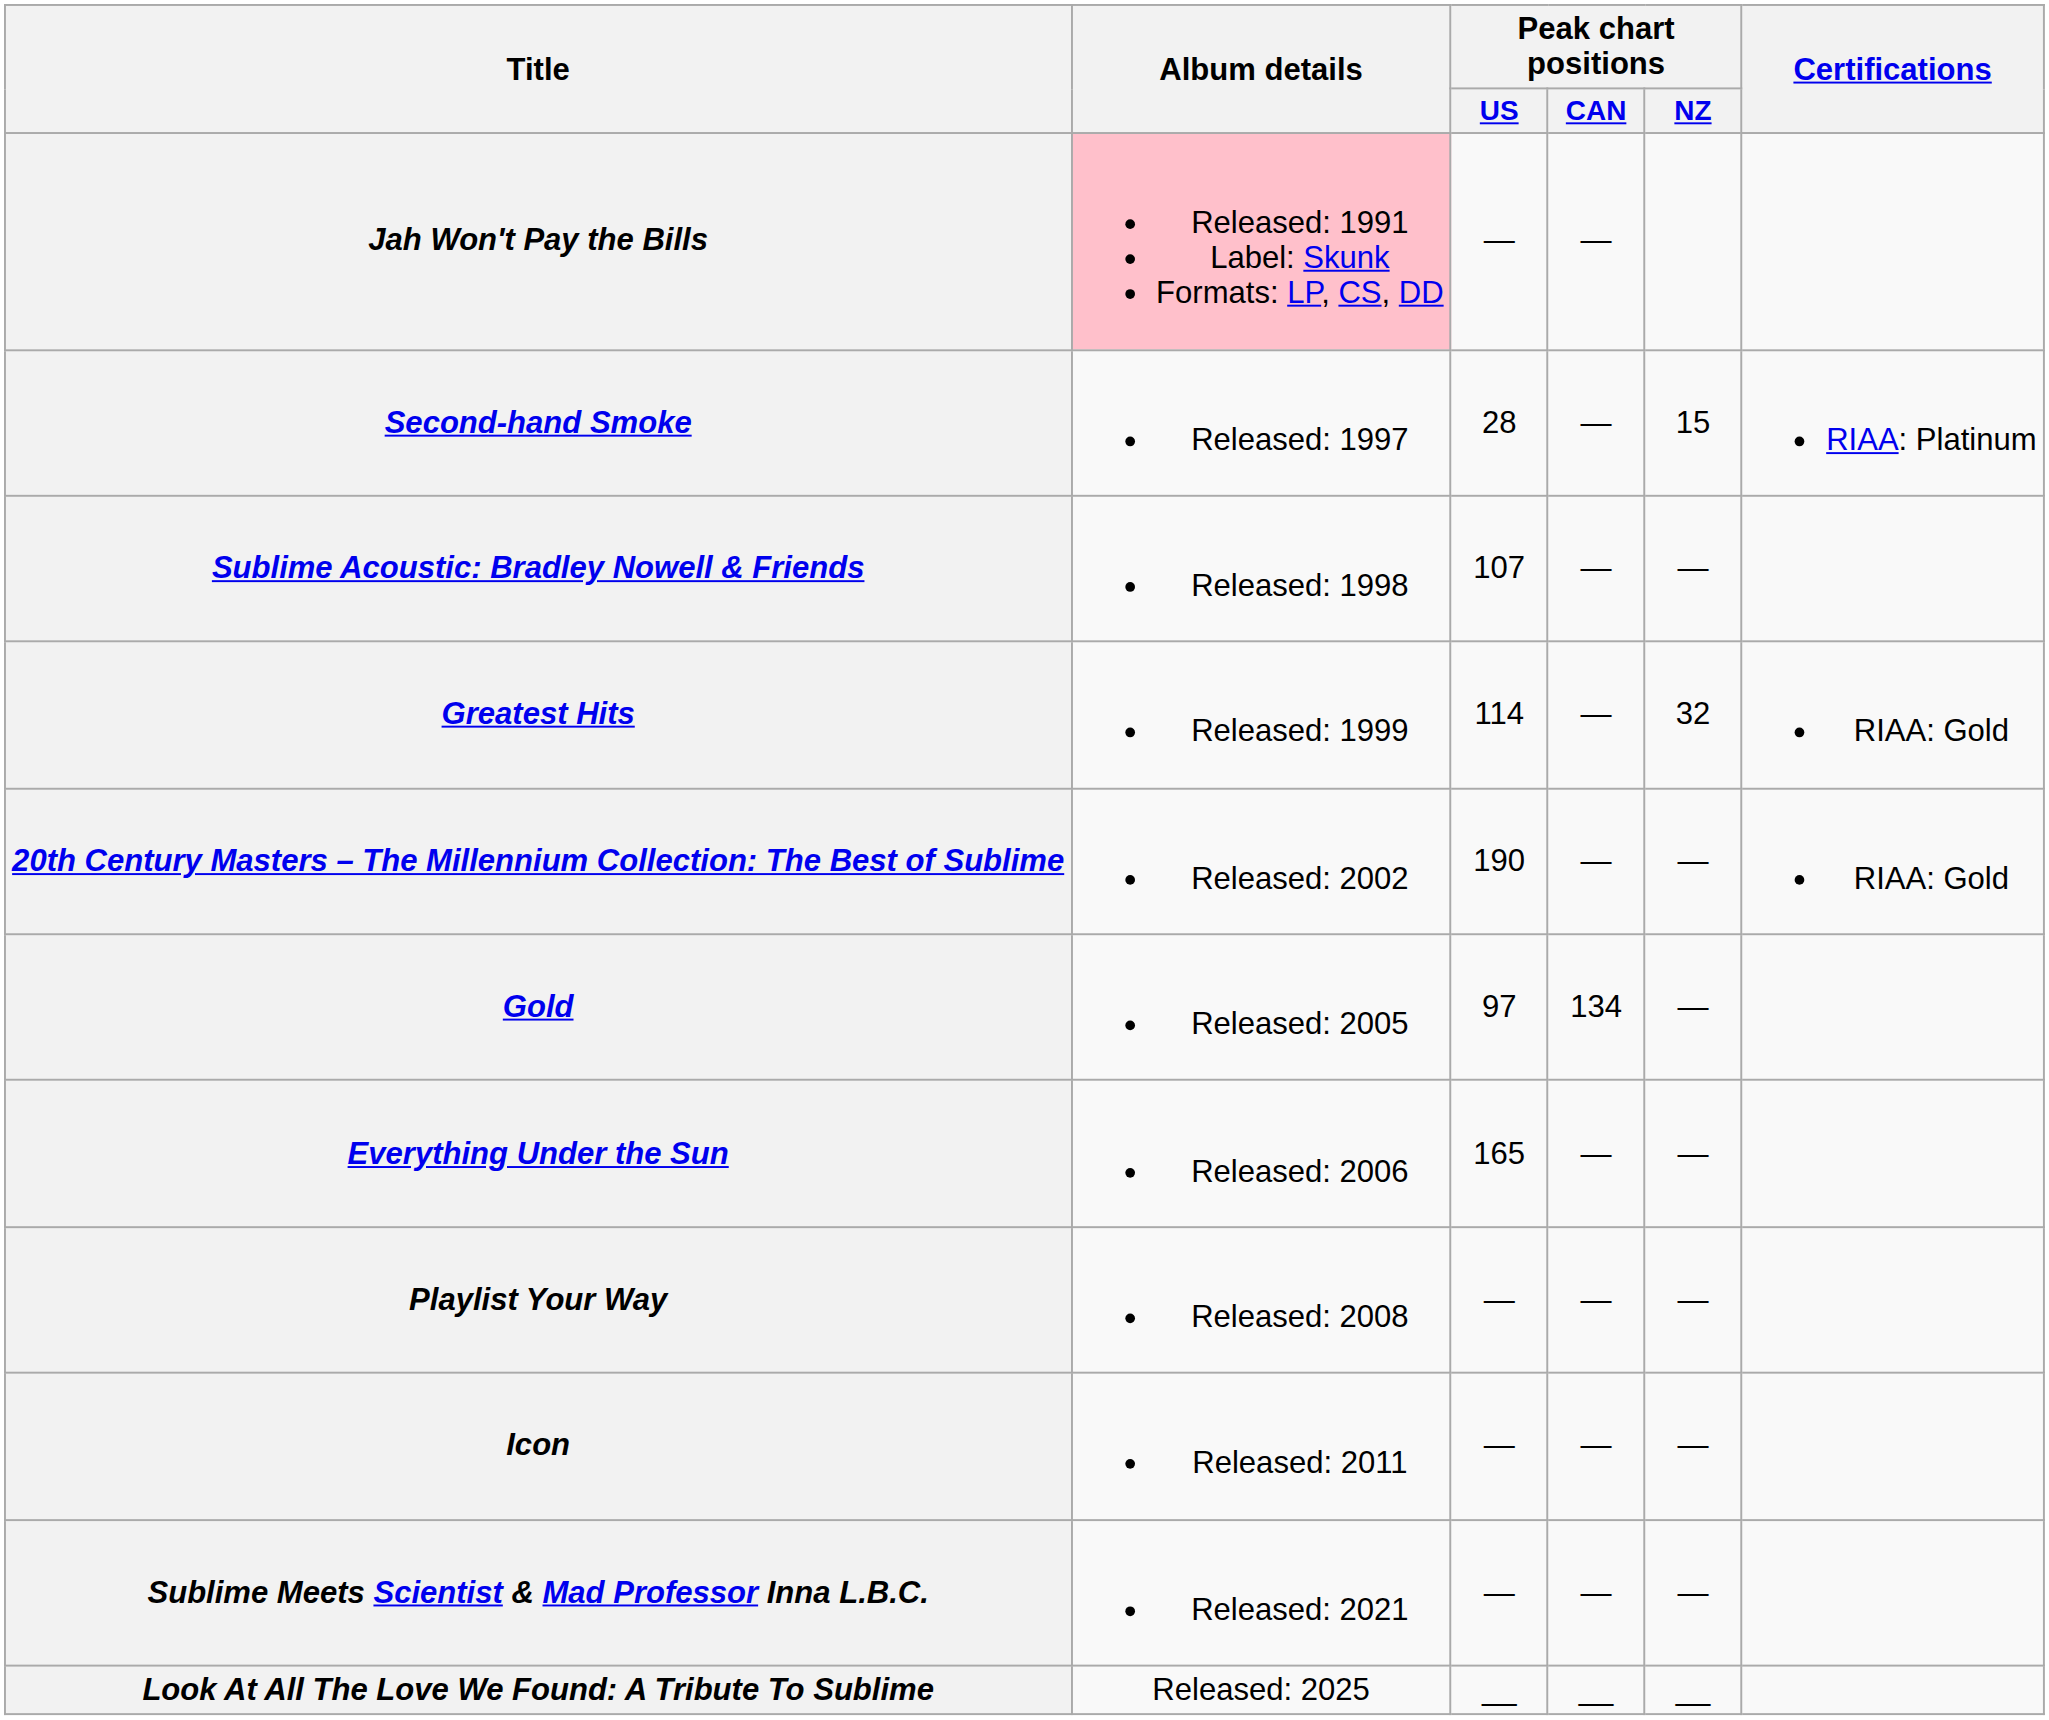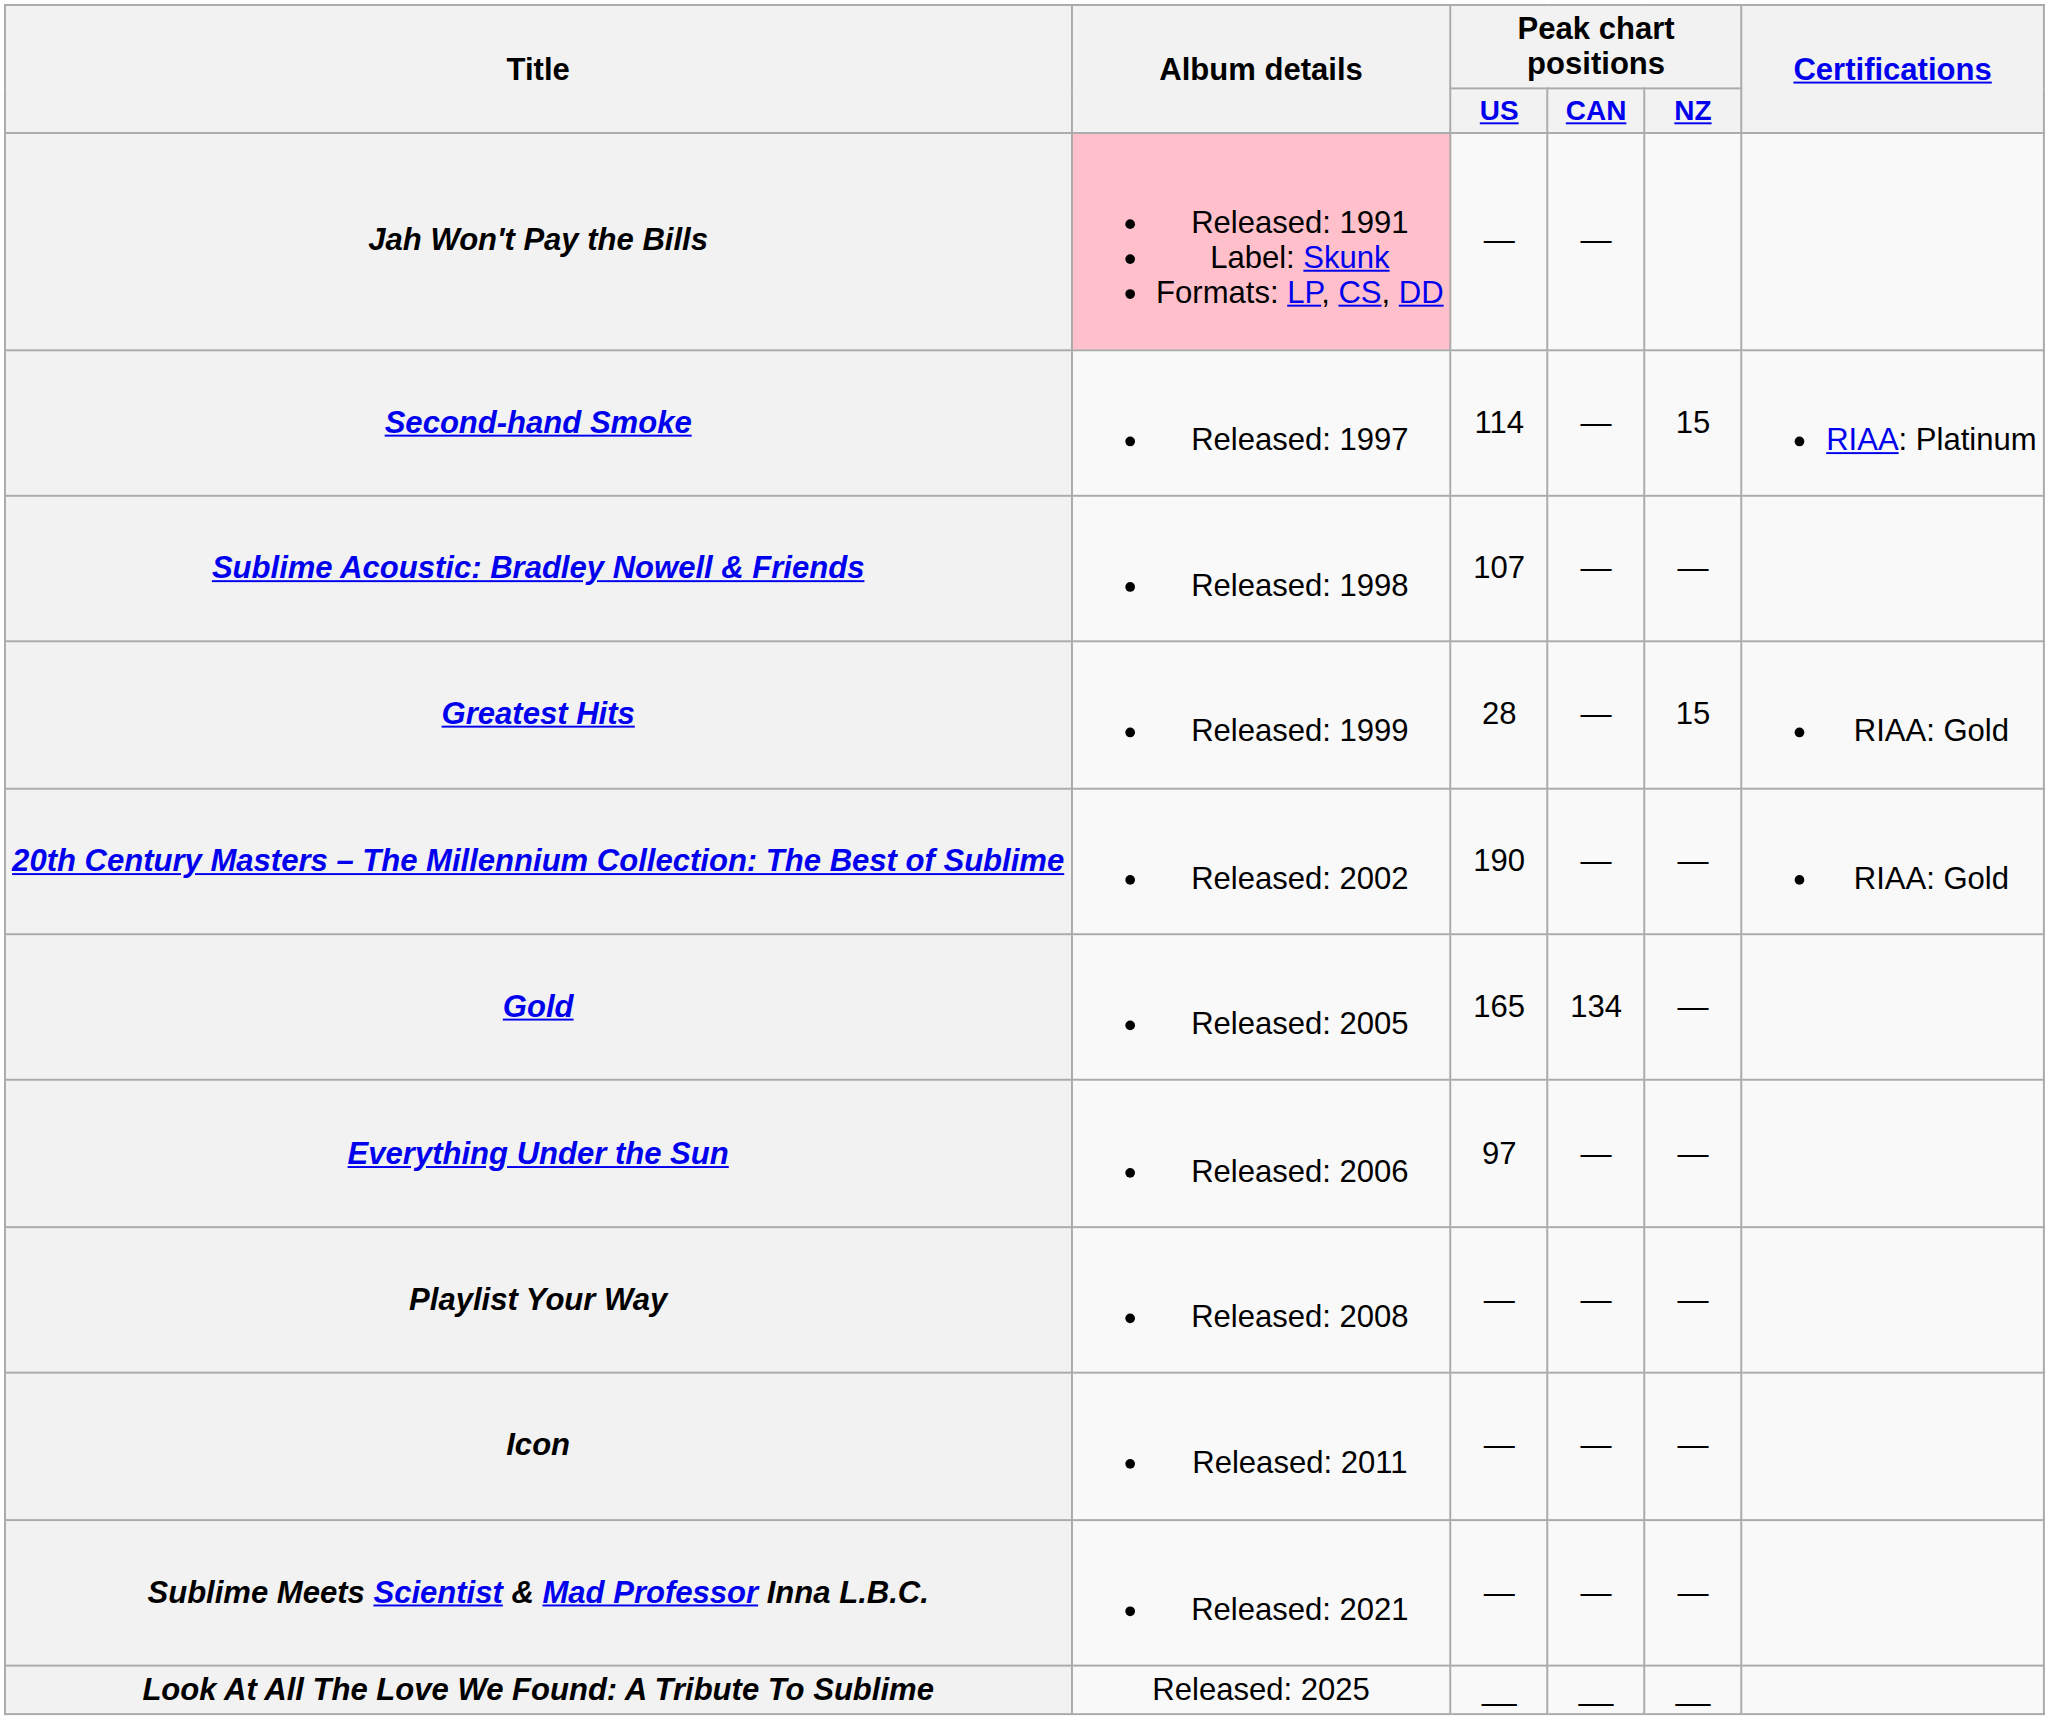(1499, 421) 28 -> (1499, 421) 114
(1499, 714) 114 -> (1499, 714) 28
(1693, 714) 32 -> (1693, 714) 15
(1499, 1006) 97 -> (1499, 1006) 165
(1499, 1153) 165 -> (1499, 1153) 97
